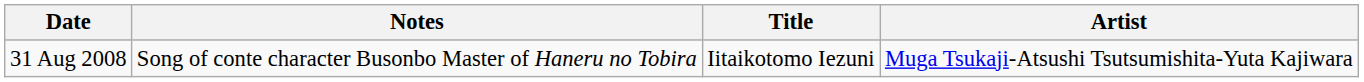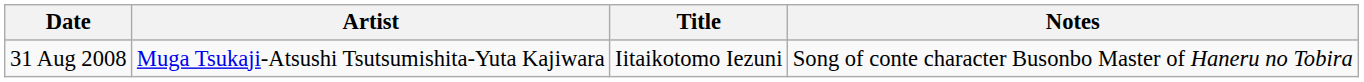columns swapped: (1119, 22) <-> (417, 22)
